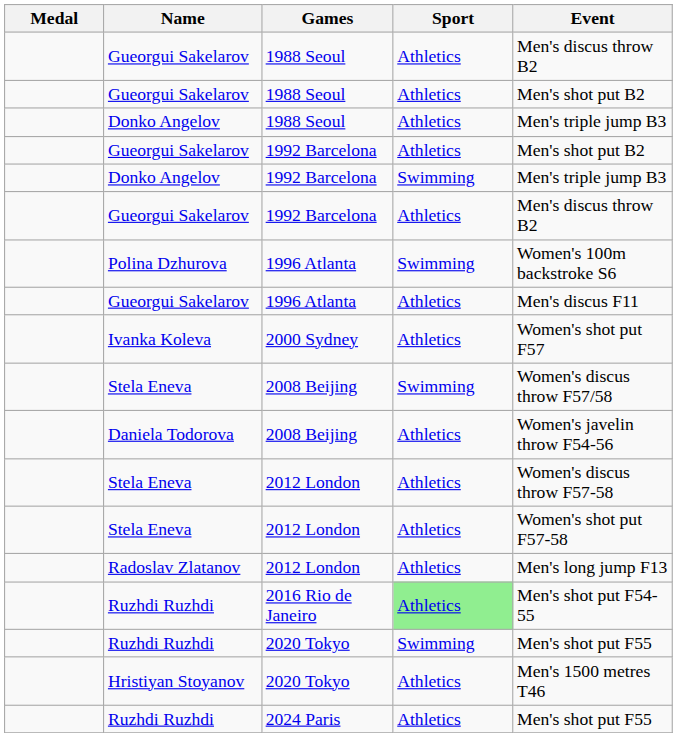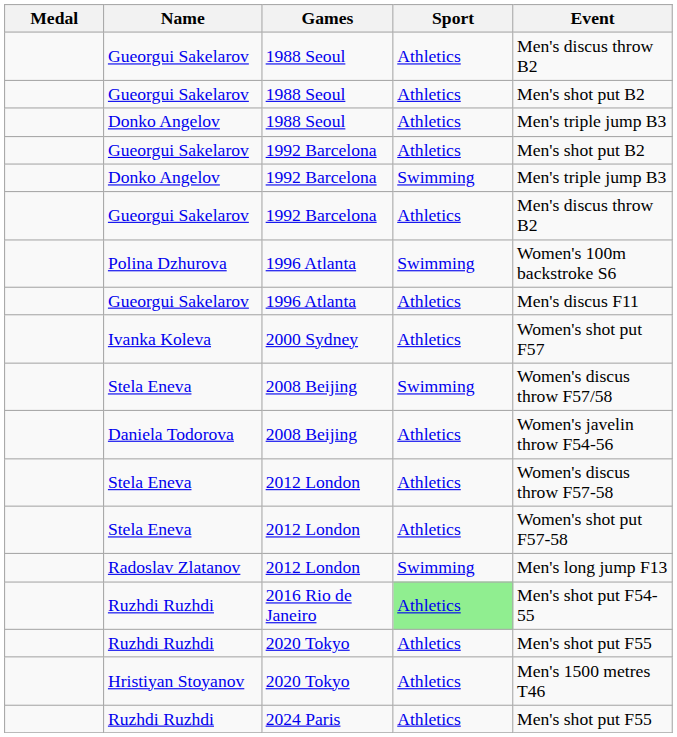(429, 567) Athletics -> (436, 567) Swimming
(436, 643) Swimming -> (429, 643) Athletics
